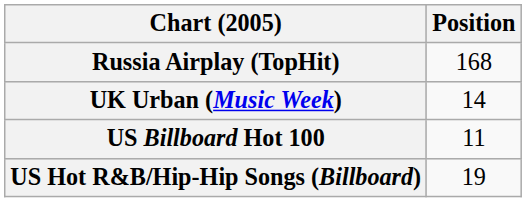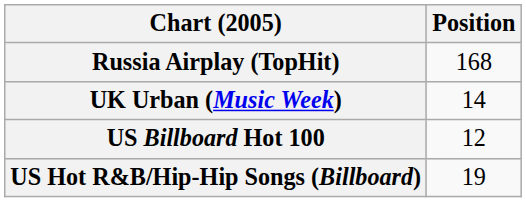(474, 138) 11 -> (474, 138) 12
